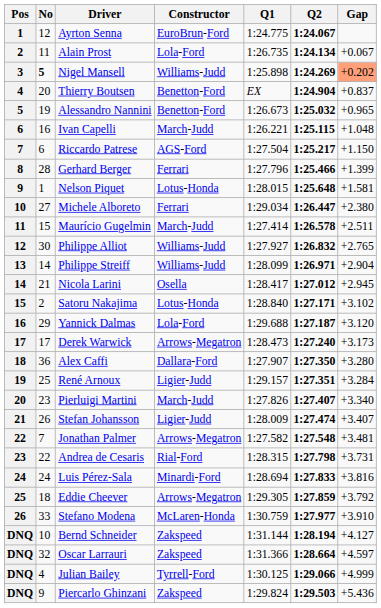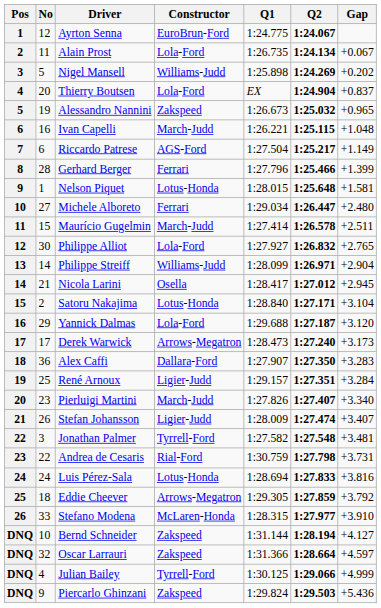(41, 72) bold -> (41, 72) normal
(357, 72) lightsalmon background -> (357, 72) no background
(191, 91) Benetton-Ford -> (181, 91) Lola-Ford
(191, 110) Benetton-Ford -> (179, 110) Zakspeed
(357, 149) +1.150 -> (357, 149) +1.149
(357, 207) +2.380 -> (357, 207) +2.480
(191, 245) Williams-Judd -> (181, 245) Lola-Ford
(357, 303) +3.102 -> (357, 303) +3.104
(357, 361) +3.280 -> (357, 361) +3.283
(41, 438) 7 -> (41, 438) 3
(199, 438) Arrows-Megatron -> (186, 438) Tyrrell-Ford
(267, 458) 1:28.315 -> (267, 458) 1:30.759
(189, 477) Minardi-Ford -> (188, 477) Lotus-Honda
(267, 516) 1:30.759 -> (267, 516) 1:28.315
